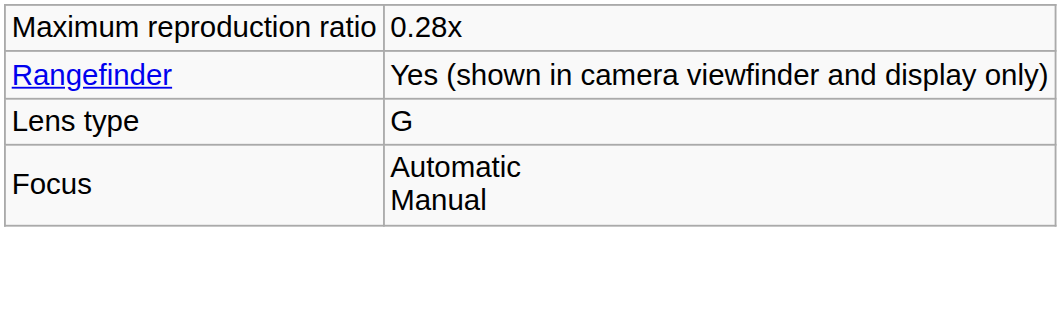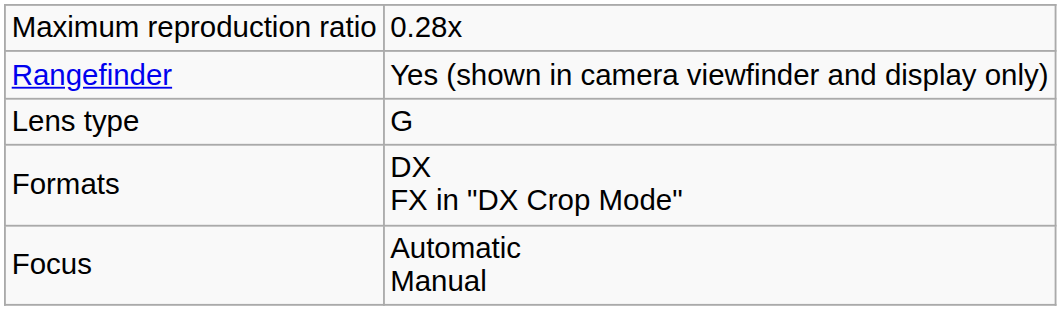+ row: (66, 184)
